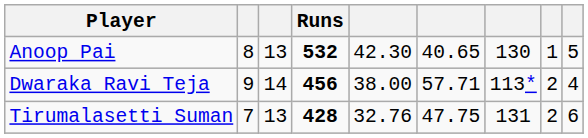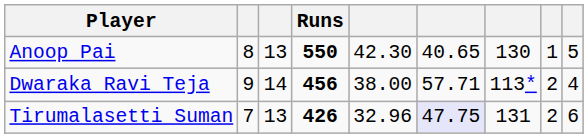(320, 53) 532 -> (320, 53) 550
(320, 117) 428 -> (320, 117) 426
(383, 117) 32.76 -> (383, 117) 32.96
(451, 117) no background -> (451, 117) lavender background
